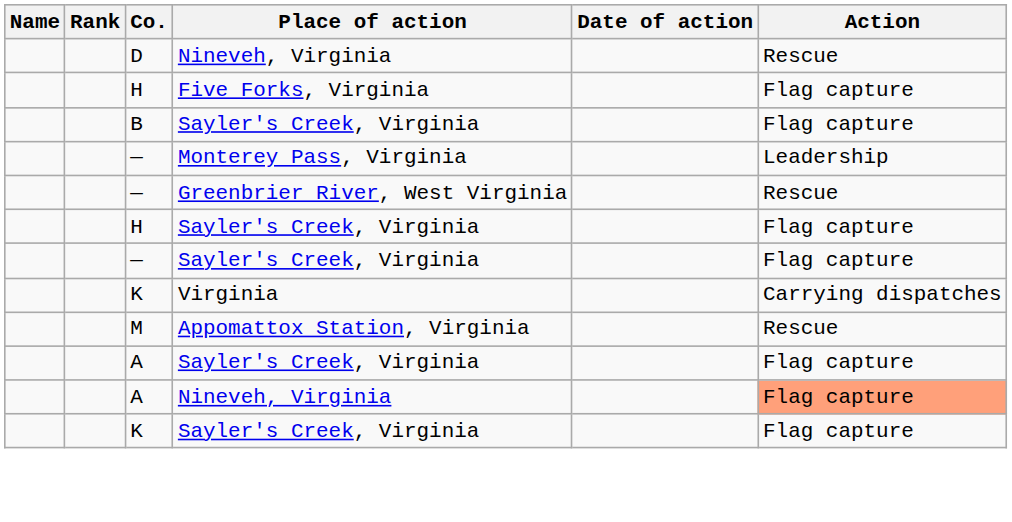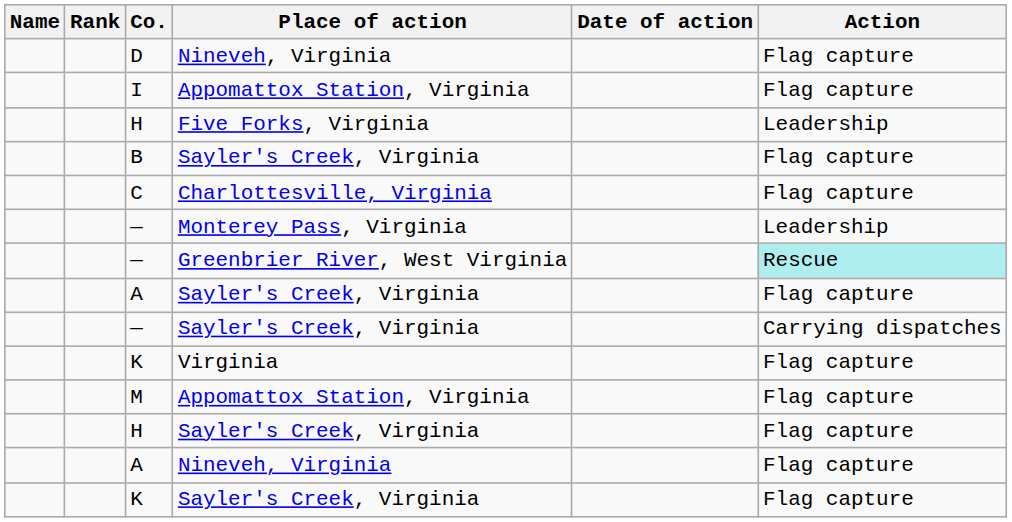(801, 56) Rescue -> (838, 56) Flag capture
+ row: (137, 90)
(838, 90) Flag capture -> (826, 124) Leadership
+ row: (137, 192)
(801, 192) no background -> (801, 261) paleturquoise background
rows swapped: (137, 227) <-> (137, 363)
(838, 261) Flag capture -> (882, 329) Carrying dispatches
(882, 295) Carrying dispatches -> (838, 363) Flag capture
(801, 329) Rescue -> (838, 397) Flag capture
(838, 397) lightsalmon background -> (838, 465) no background
